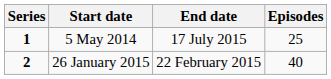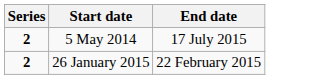- column: (296, 16)
(27, 39) 1 -> (27, 39) 2
